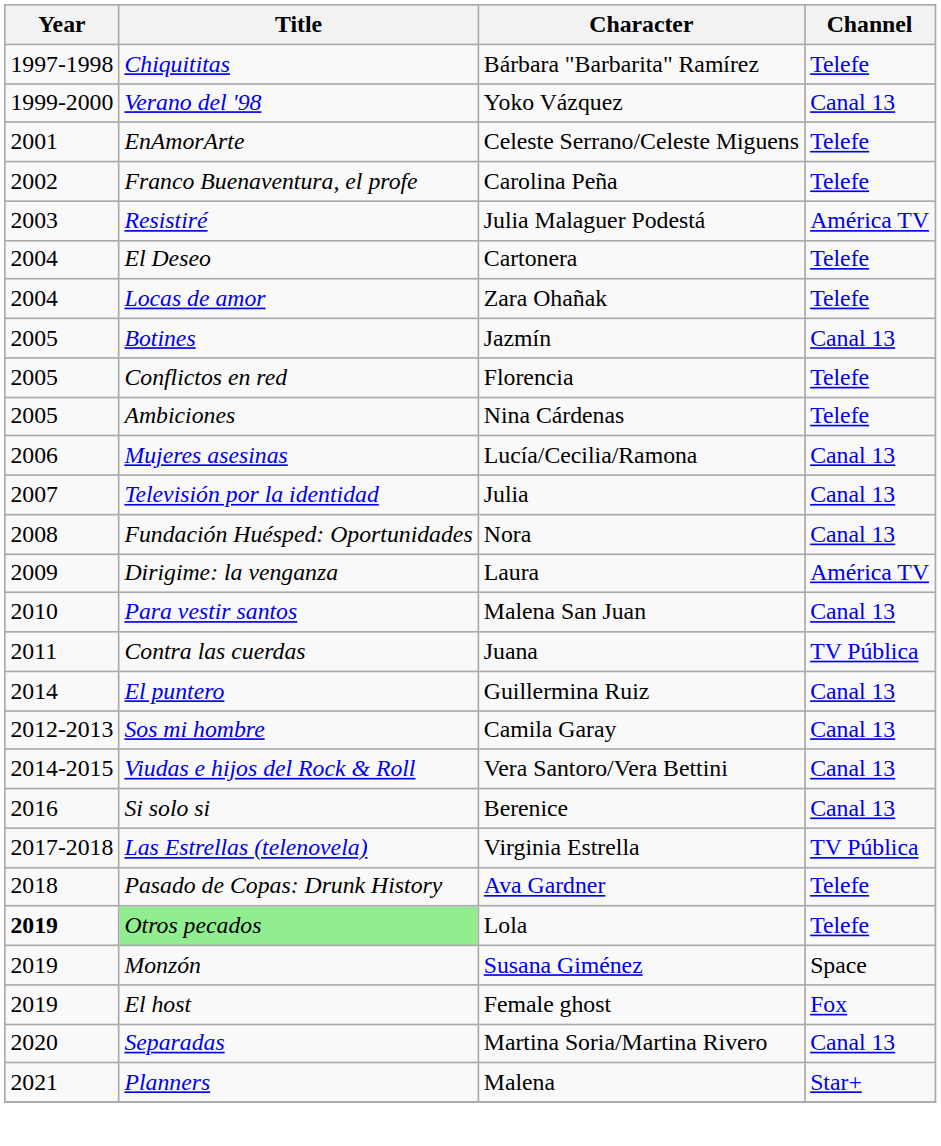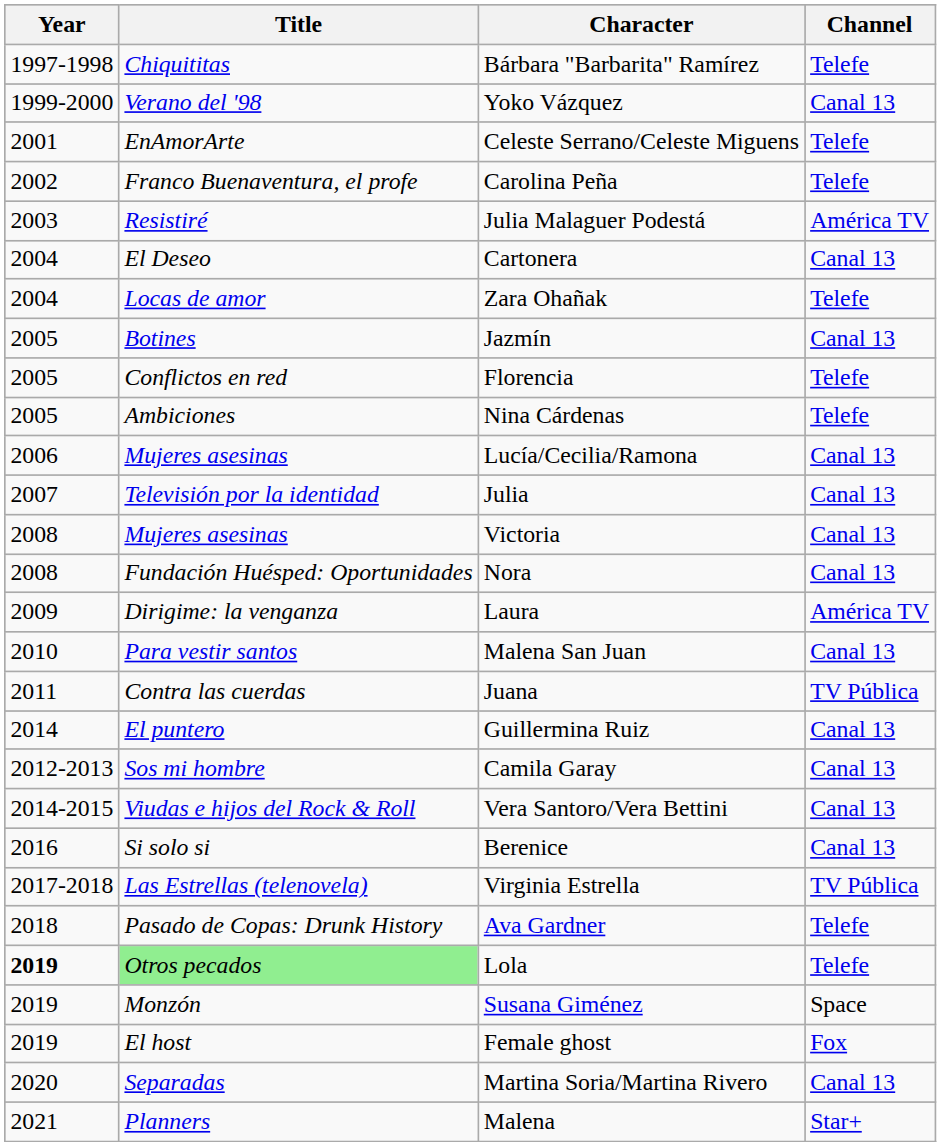(840, 259) Telefe -> (853, 259) Canal 13
+ row: (522, 533)
